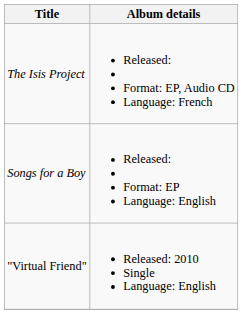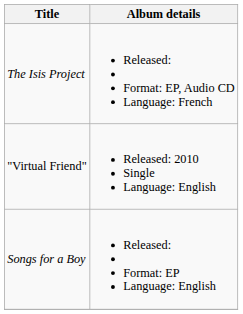rows swapped: (47, 266) <-> (46, 173)
